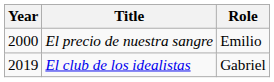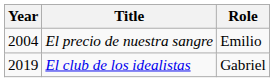(23, 40) 2000 -> (23, 40) 2004
